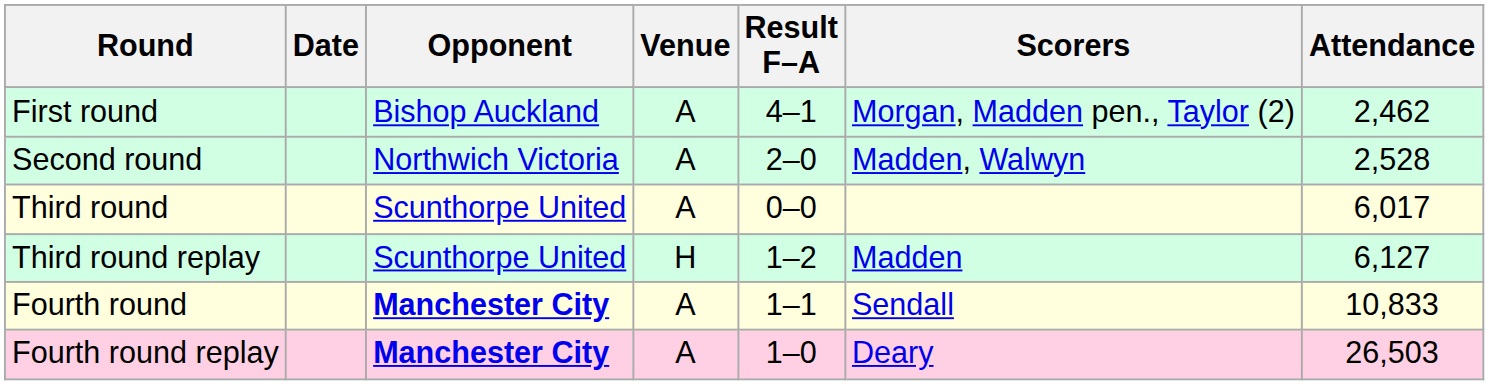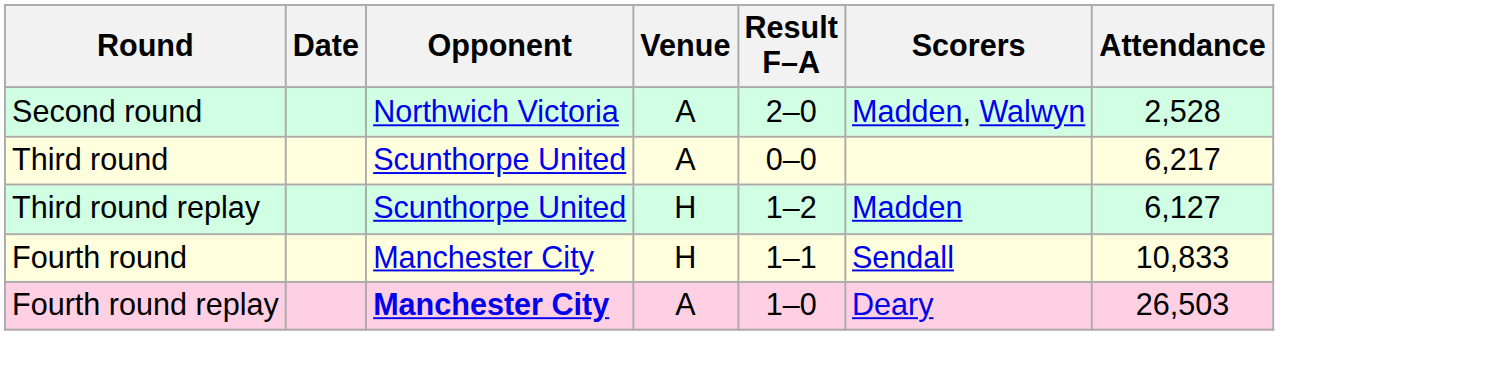- row: (85, 111)
(1392, 208) 6,017 -> (1183, 160) 6,217
(491, 305) bold -> (484, 256) normal
(685, 305) A -> (685, 256) H
